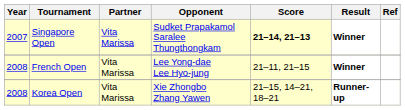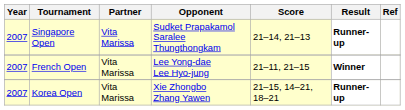(282, 37) bold -> (282, 37) normal
(349, 37) Winner -> (351, 37) Runner-up
(17, 68) 2008 -> (17, 68) 2007
(17, 93) 2008 -> (17, 93) 2007
